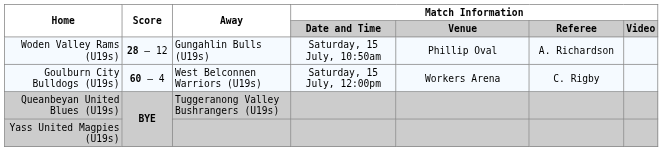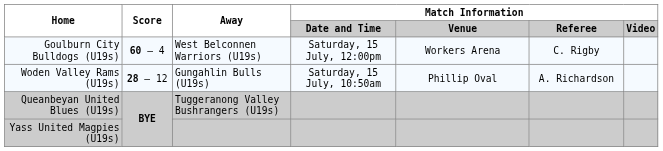rows swapped: (70, 51) <-> (76, 78)
